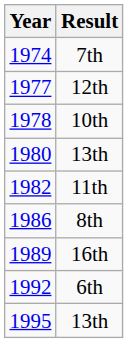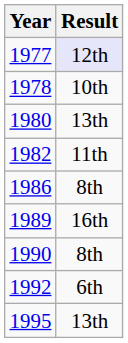- row: (30, 54)
(90, 87) no background -> (90, 54) lavender background
+ row: (30, 253)
